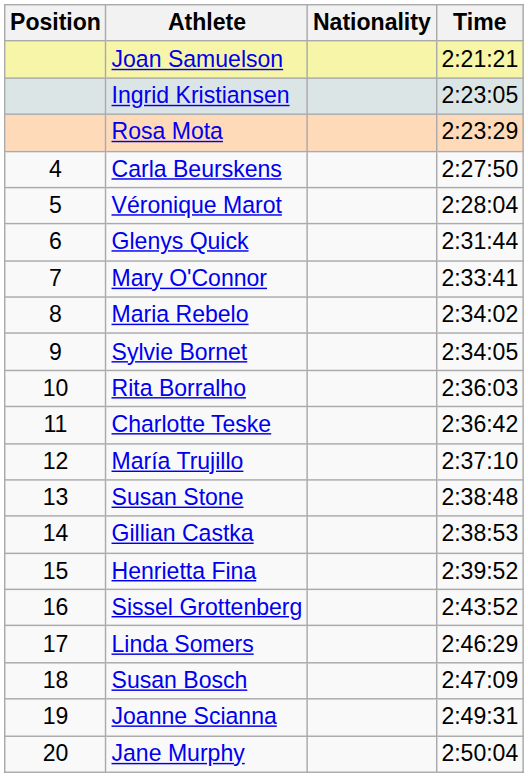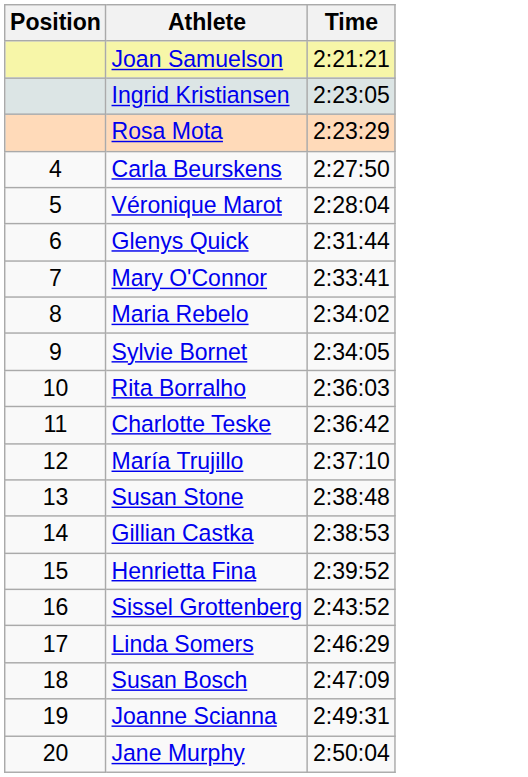- column: (372, 22)
